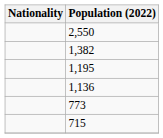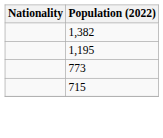- row: (81, 32)
- row: (81, 87)
